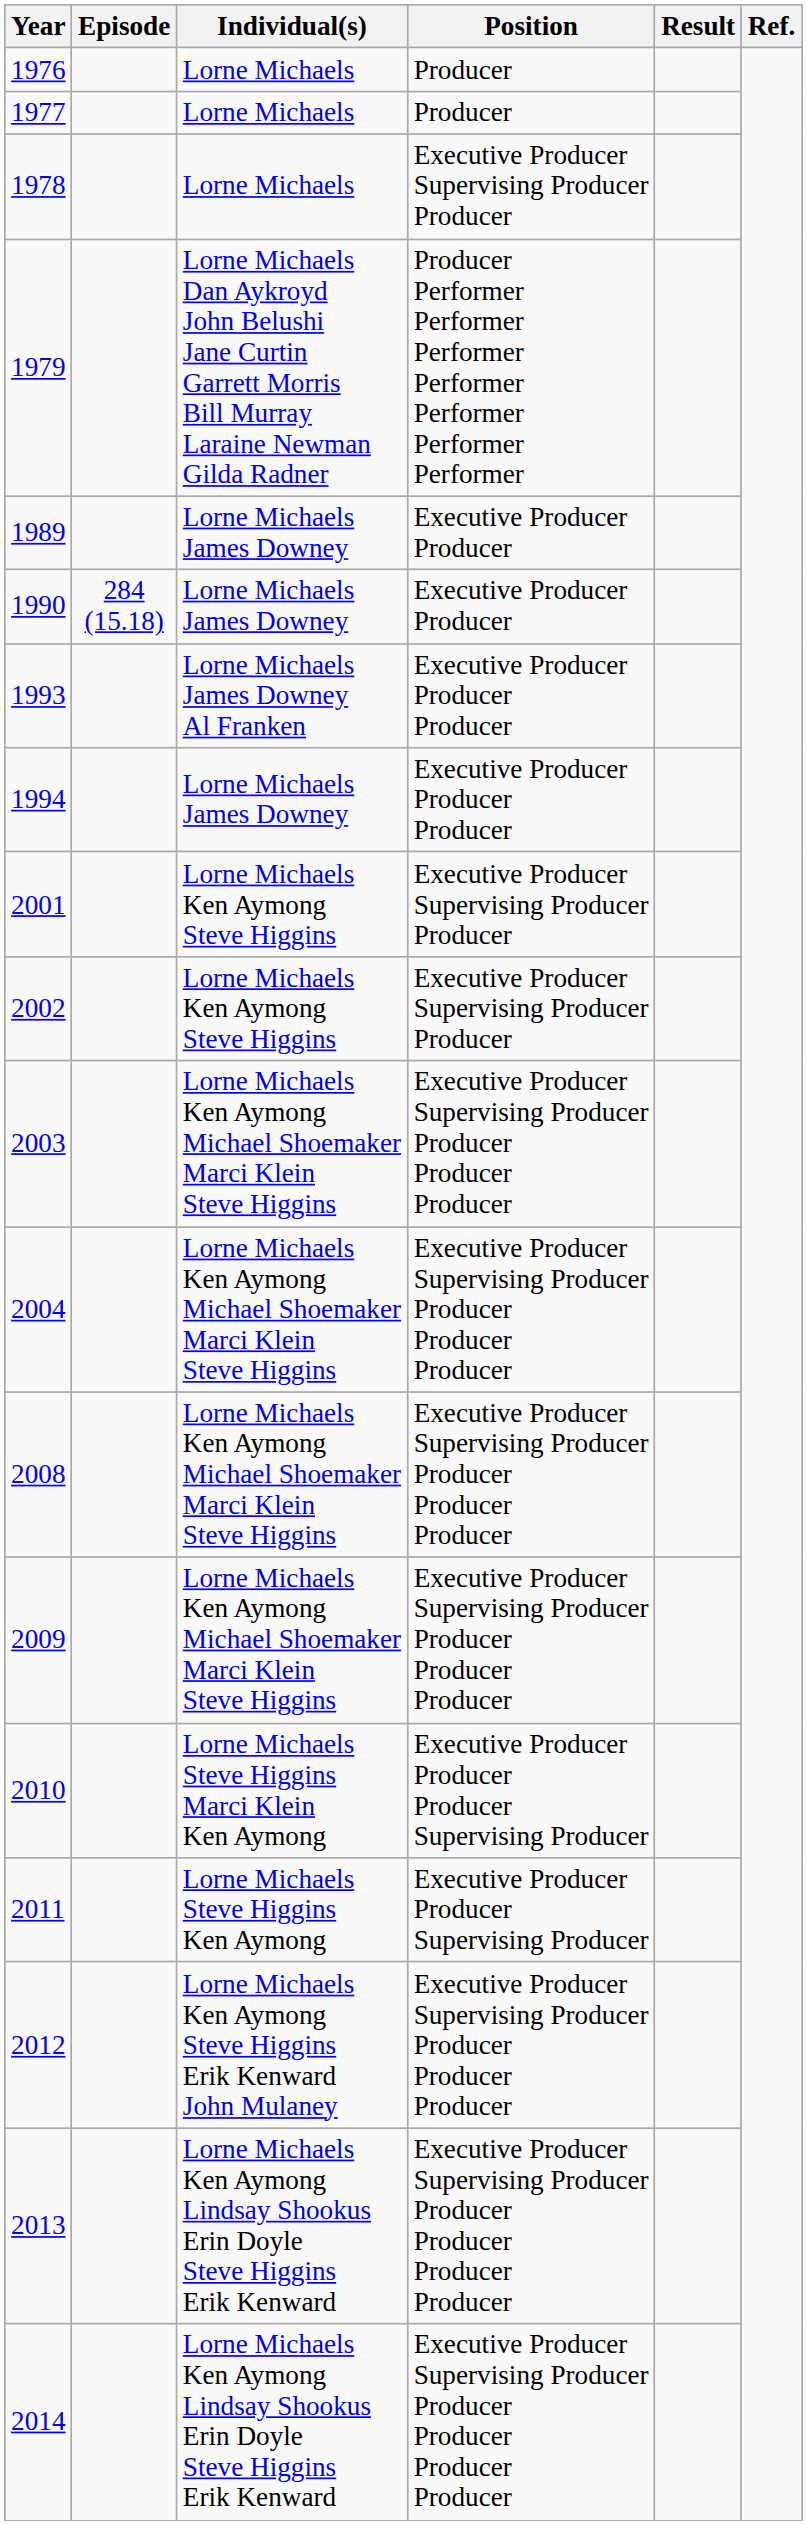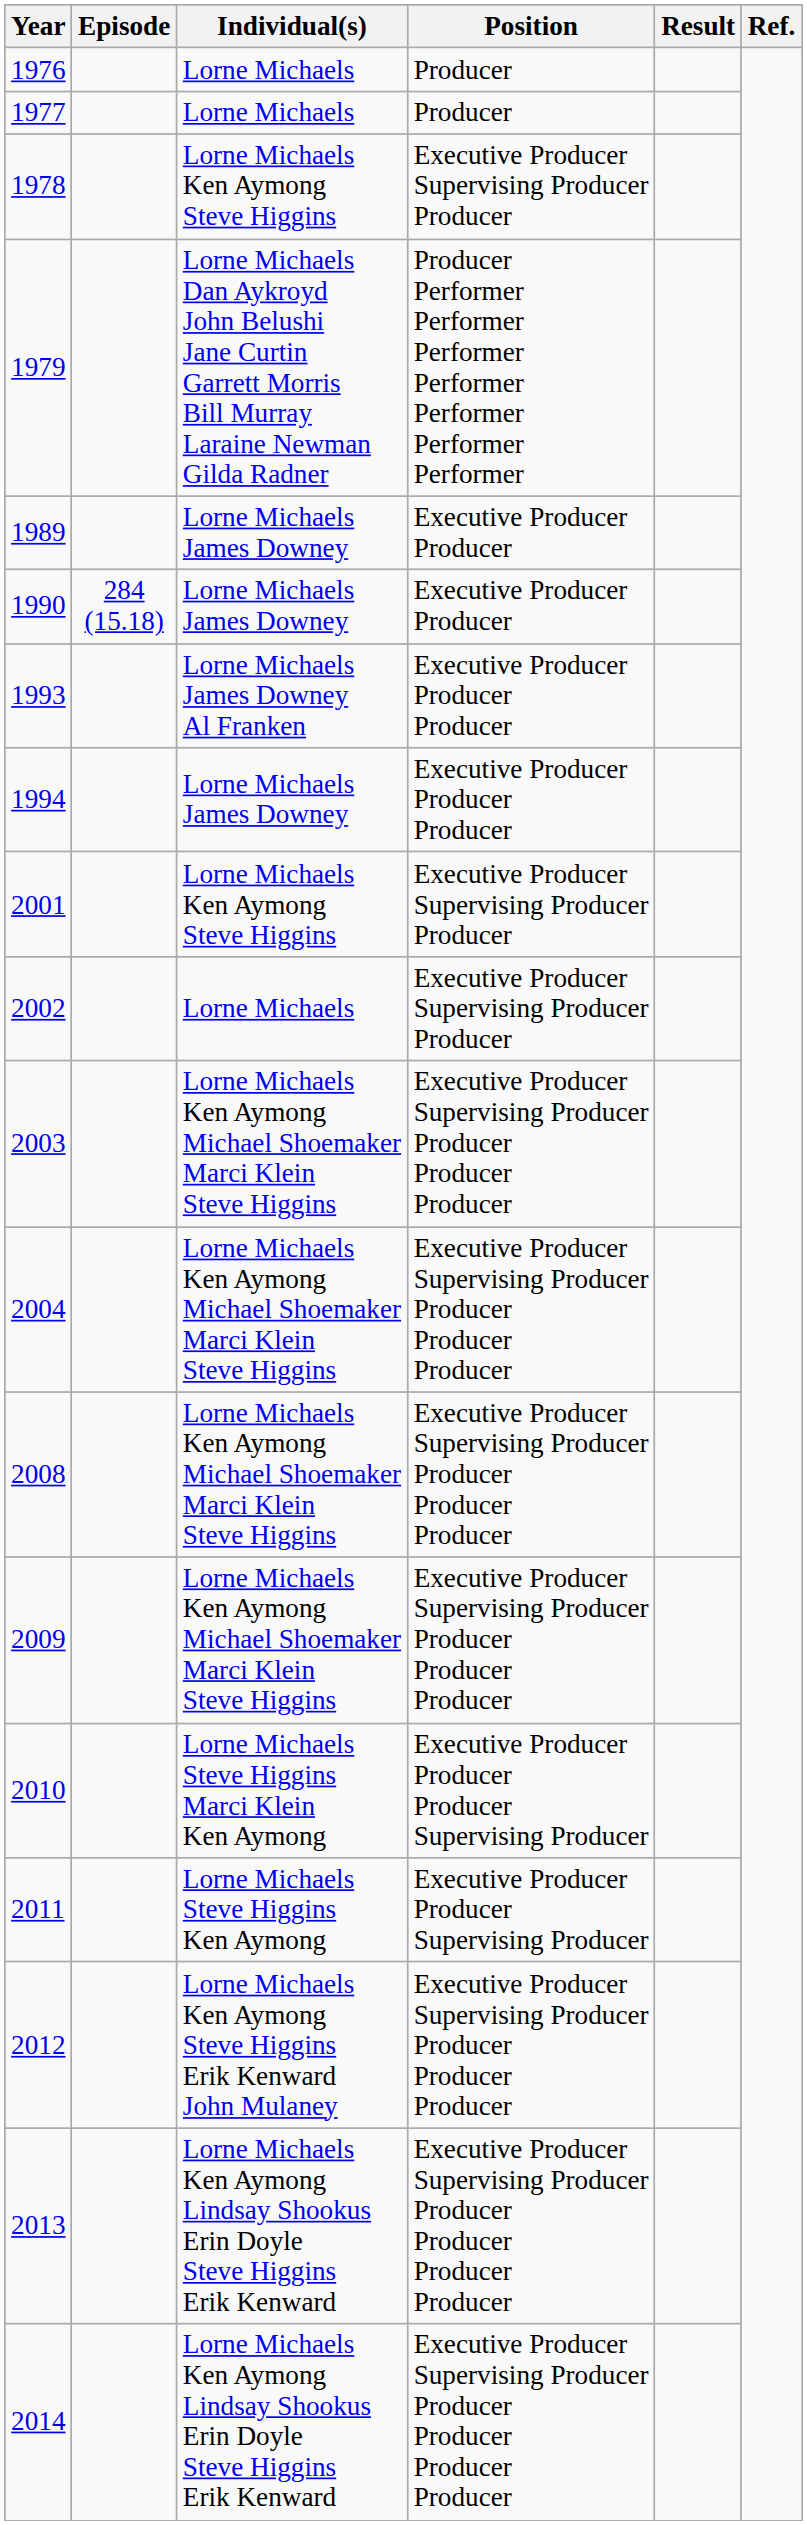(269, 186) Lorne Michaels -> (269, 186) Lorne Michaels Ken Aymong Steve Higgins
(269, 1008) Lorne Michaels Ken Aymong Steve Higgins -> (269, 1008) Lorne Michaels
